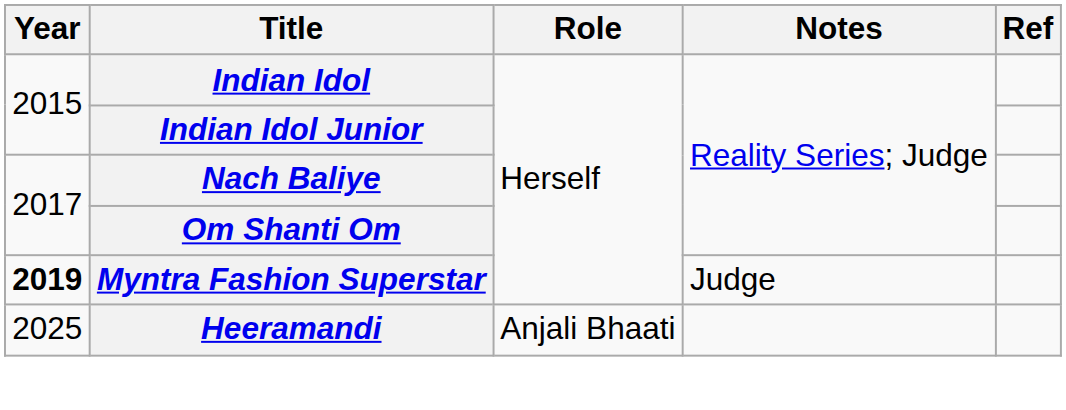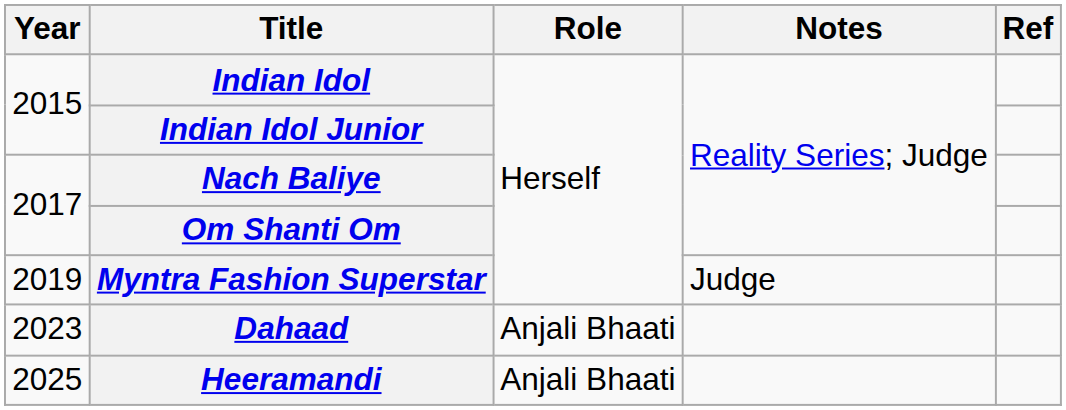(47, 279) bold -> (47, 279) normal
+ row: (291, 329)
